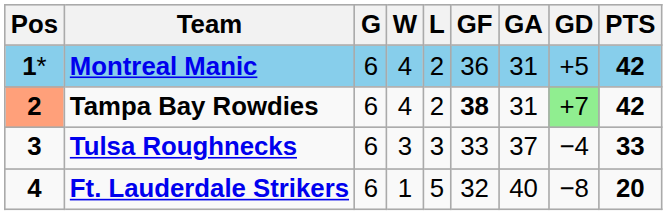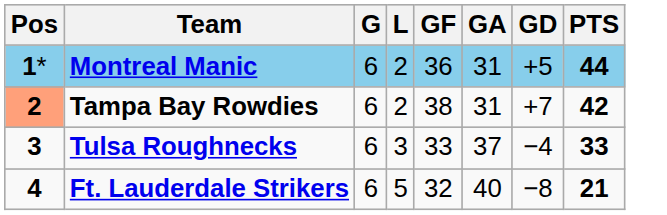- column: (405, 24)
(630, 65) 42 -> (594, 65) 44
(475, 106) bold -> (438, 106) normal
(574, 106) lightgreen background -> (538, 106) no background
(630, 188) 20 -> (594, 188) 21
